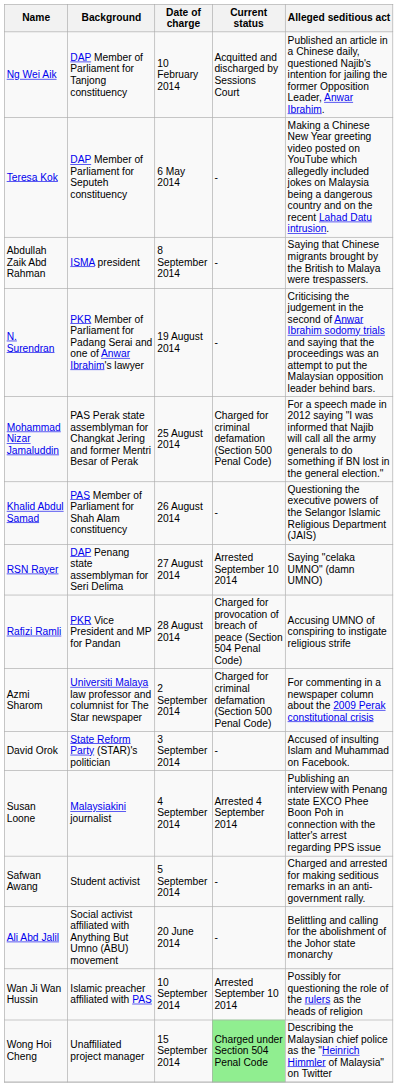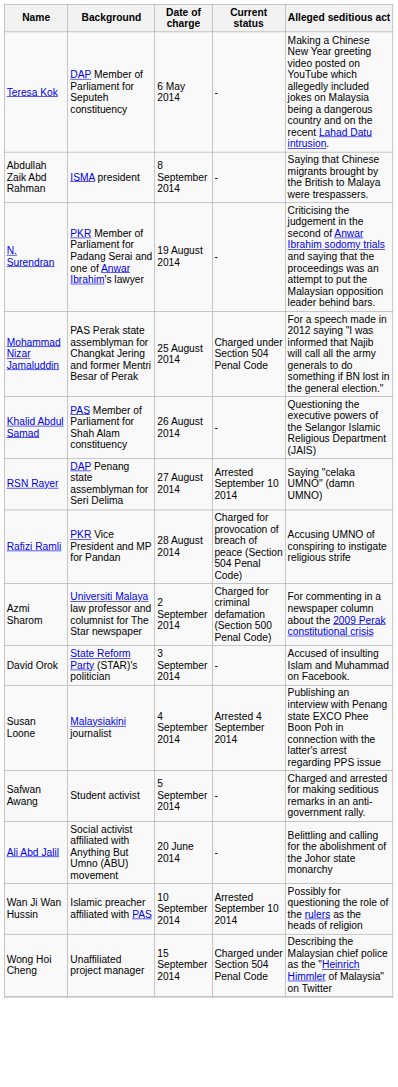- row: (32, 74)
(243, 439) Charged for criminal defamation (Section 500 Penal Code) -> (249, 354) Charged under Section 504 Penal Code
(249, 1051) lightgreen background -> (249, 965) no background
